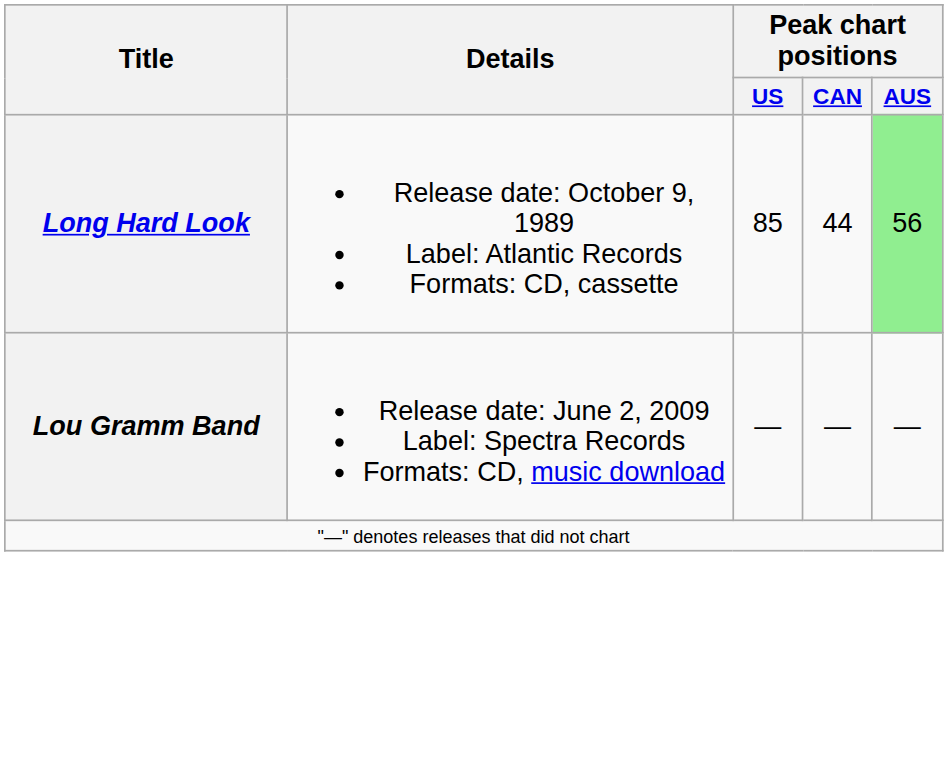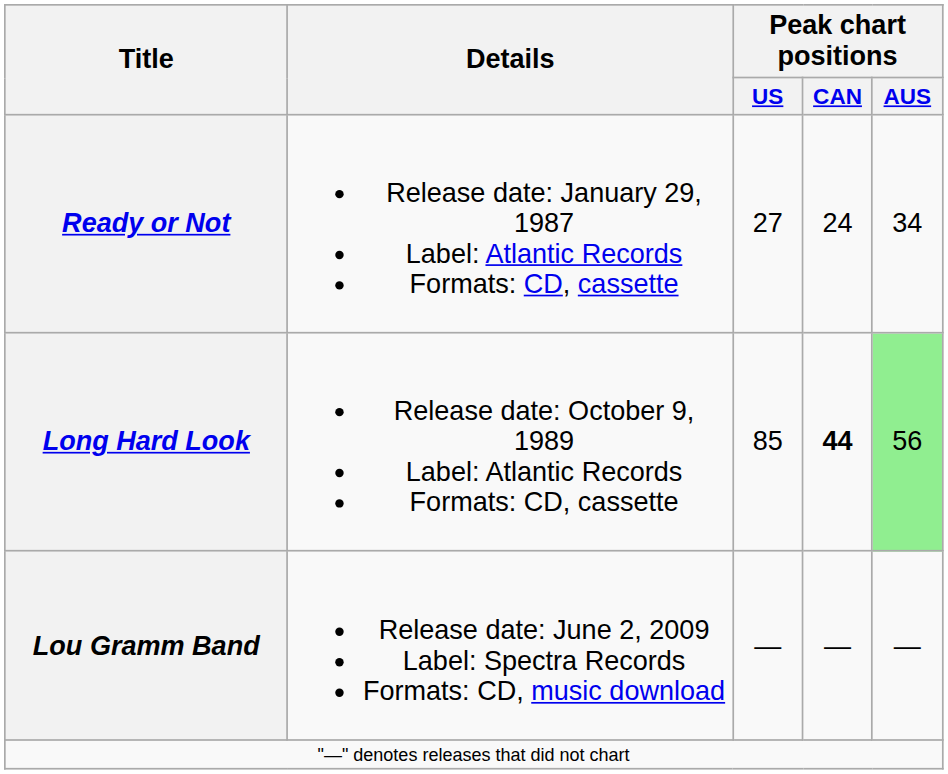+ row: (146, 223)
(838, 223) normal -> (838, 441) bold
